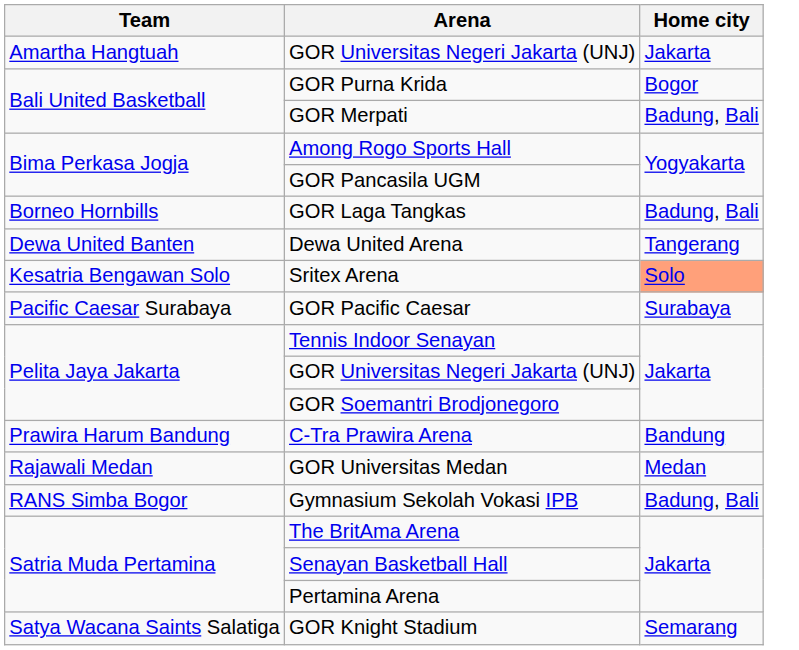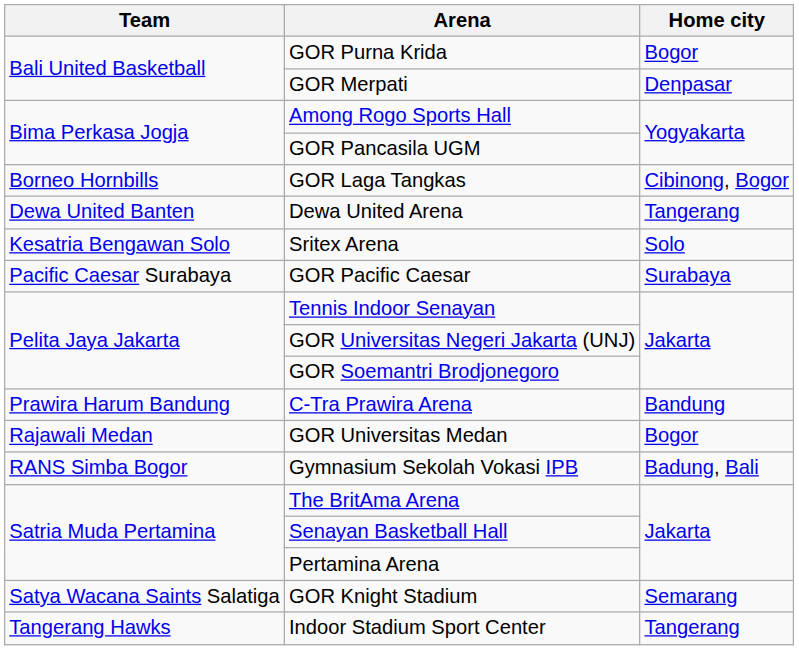- row: (94, 52)
(702, 116) Badung, Bali -> (688, 84) Denpasar
(702, 212) Badung, Bali -> (717, 180) Cibinong, Bogor
(665, 276) lightsalmon background -> (665, 244) no background
(675, 468) Medan -> (671, 436) Bogor
+ row: (90, 627)
